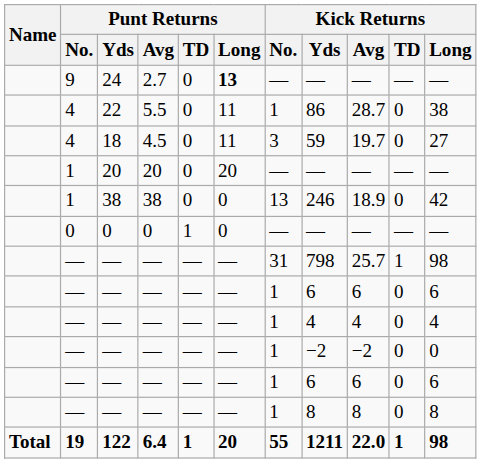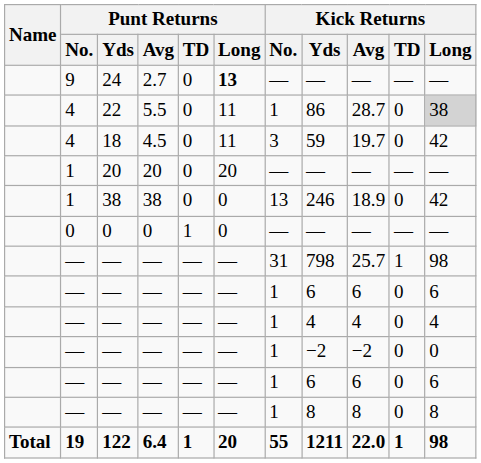(439, 110) no background -> (439, 110) lightgrey background
(439, 140) 27 -> (439, 140) 42
